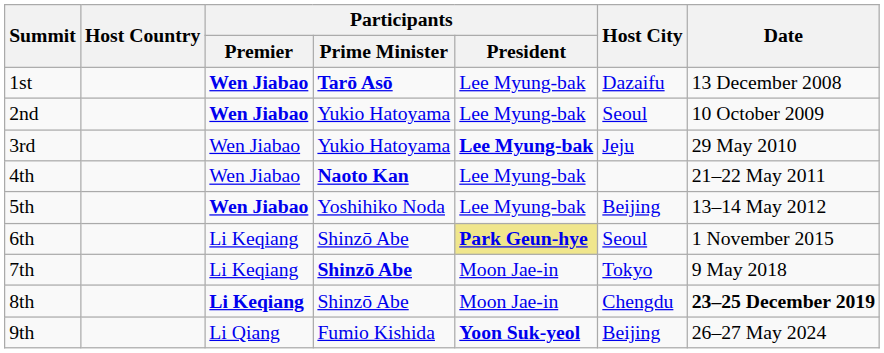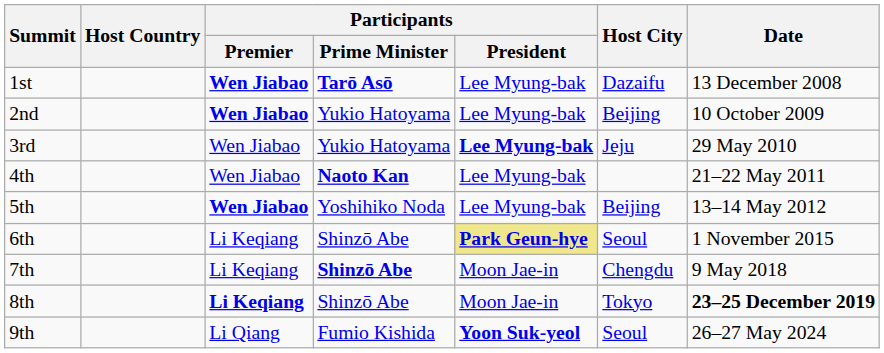(625, 113) Seoul -> (631, 113) Beijing
(627, 269) Tokyo -> (638, 269) Chengdu
(638, 301) Chengdu -> (627, 301) Tokyo
(631, 332) Beijing -> (625, 332) Seoul
